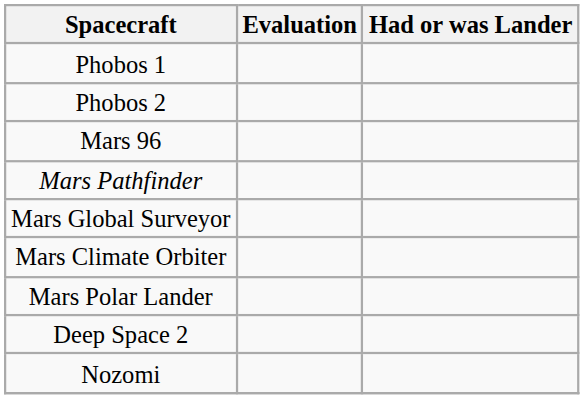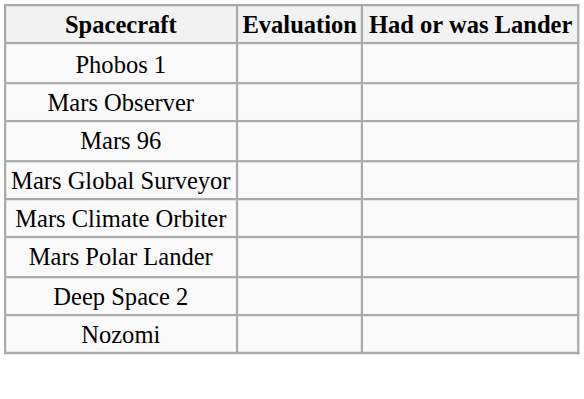- row: (121, 102)
+ row: (121, 102)
- row: (121, 179)
